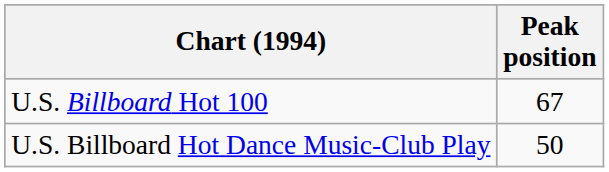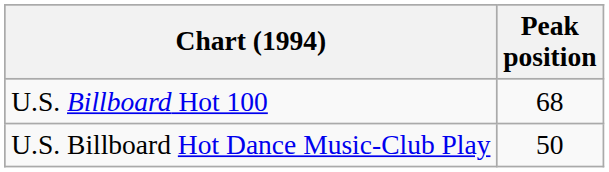(550, 100) 67 -> (550, 100) 68
